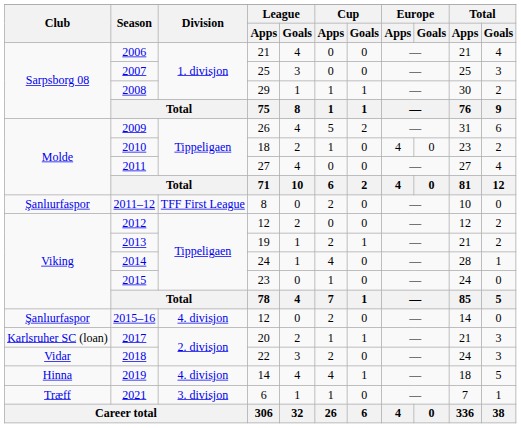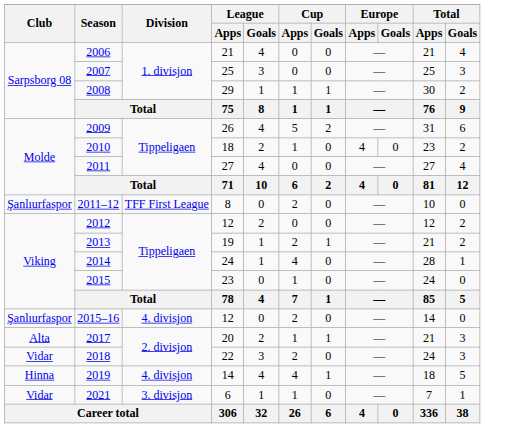(57, 337) Karlsruher SC (loan) -> (39, 337) Alta
(57, 394) Træff -> (39, 394) Vidar
